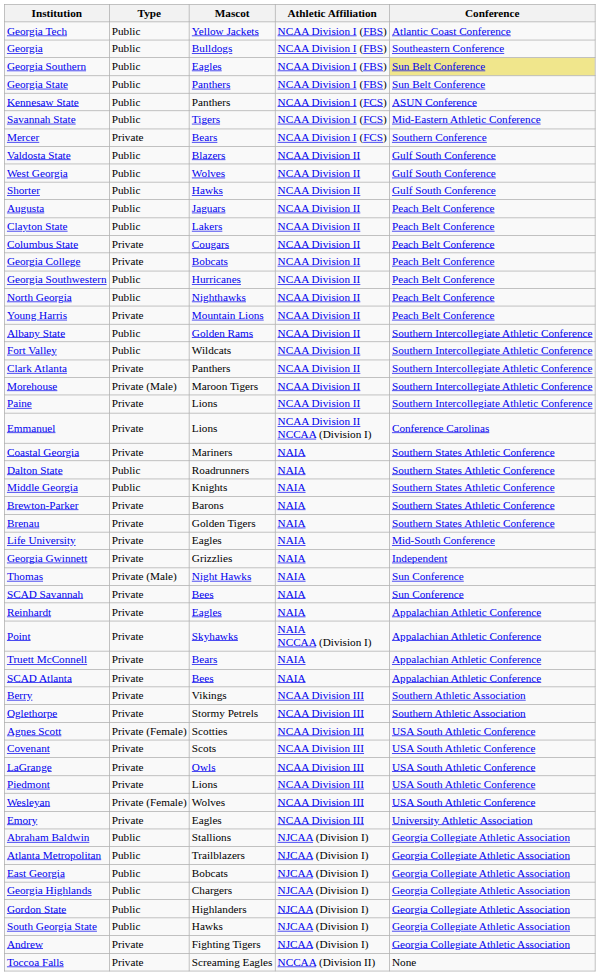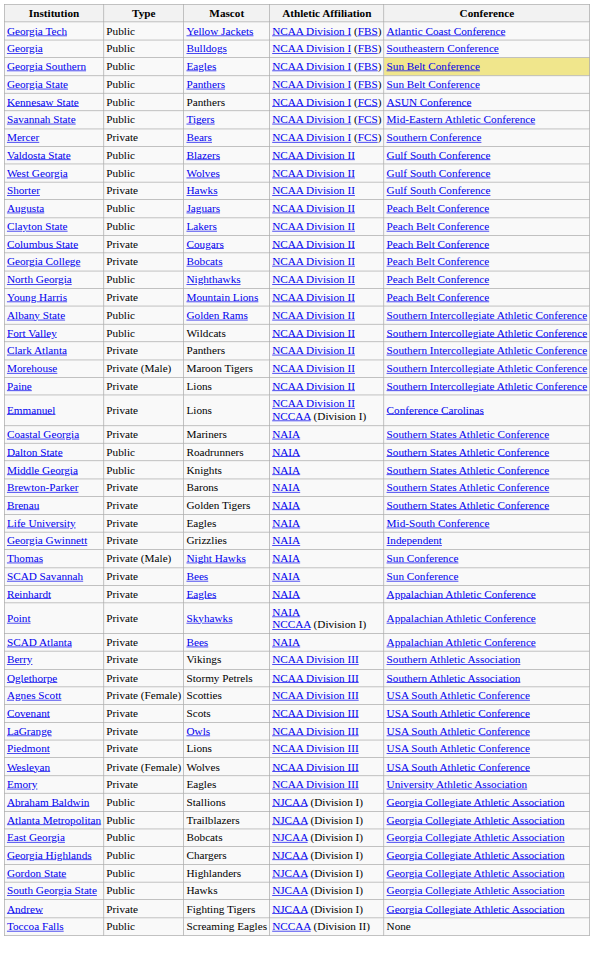(126, 191) Public -> (122, 191) Private
- row: (57, 279)
- row: (47, 660)
(128, 962) Private -> (121, 926) Public
